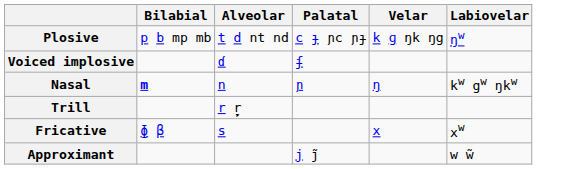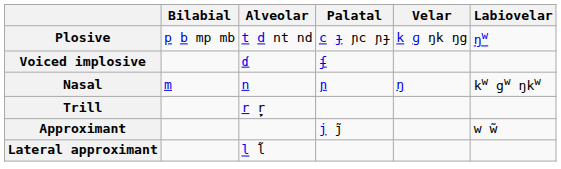(144, 84) bold -> (168, 84) normal
- row: (71, 131)
+ row: (83, 150)
